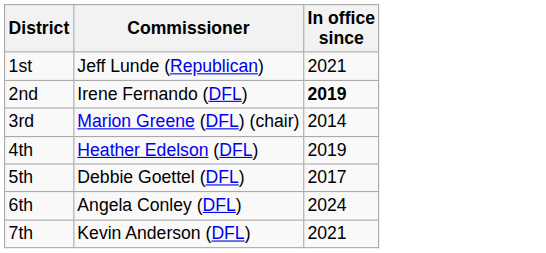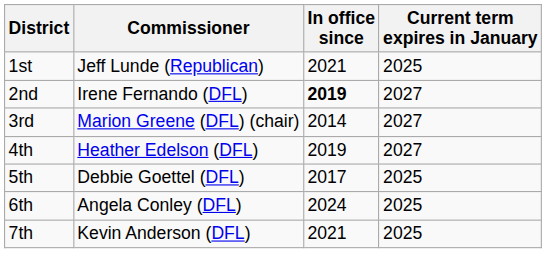+ column: (460, 28)
